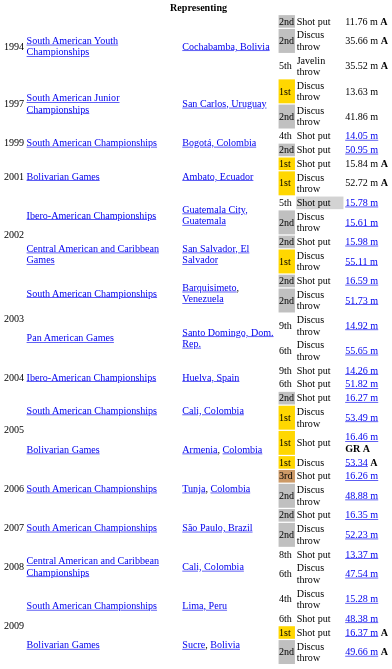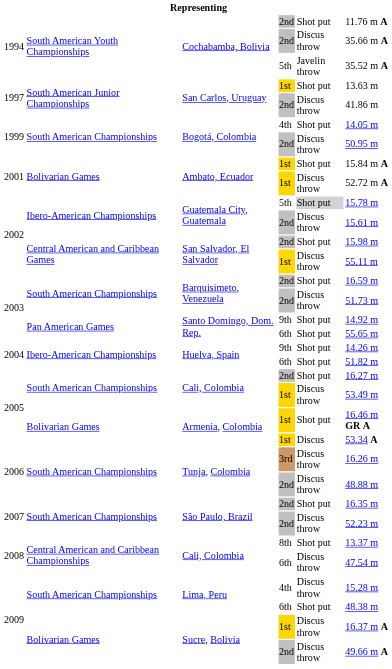(310, 91) Discus throw -> (314, 85) Shot put
(314, 150) Shot put -> (310, 144) Discus throw
(310, 325) Discus throw -> (314, 320) Shot put
(310, 351) Discus throw -> (314, 334) Shot put
(314, 476) Shot put -> (310, 459) Discus throw
(314, 632) Shot put -> (310, 627) Discus throw
